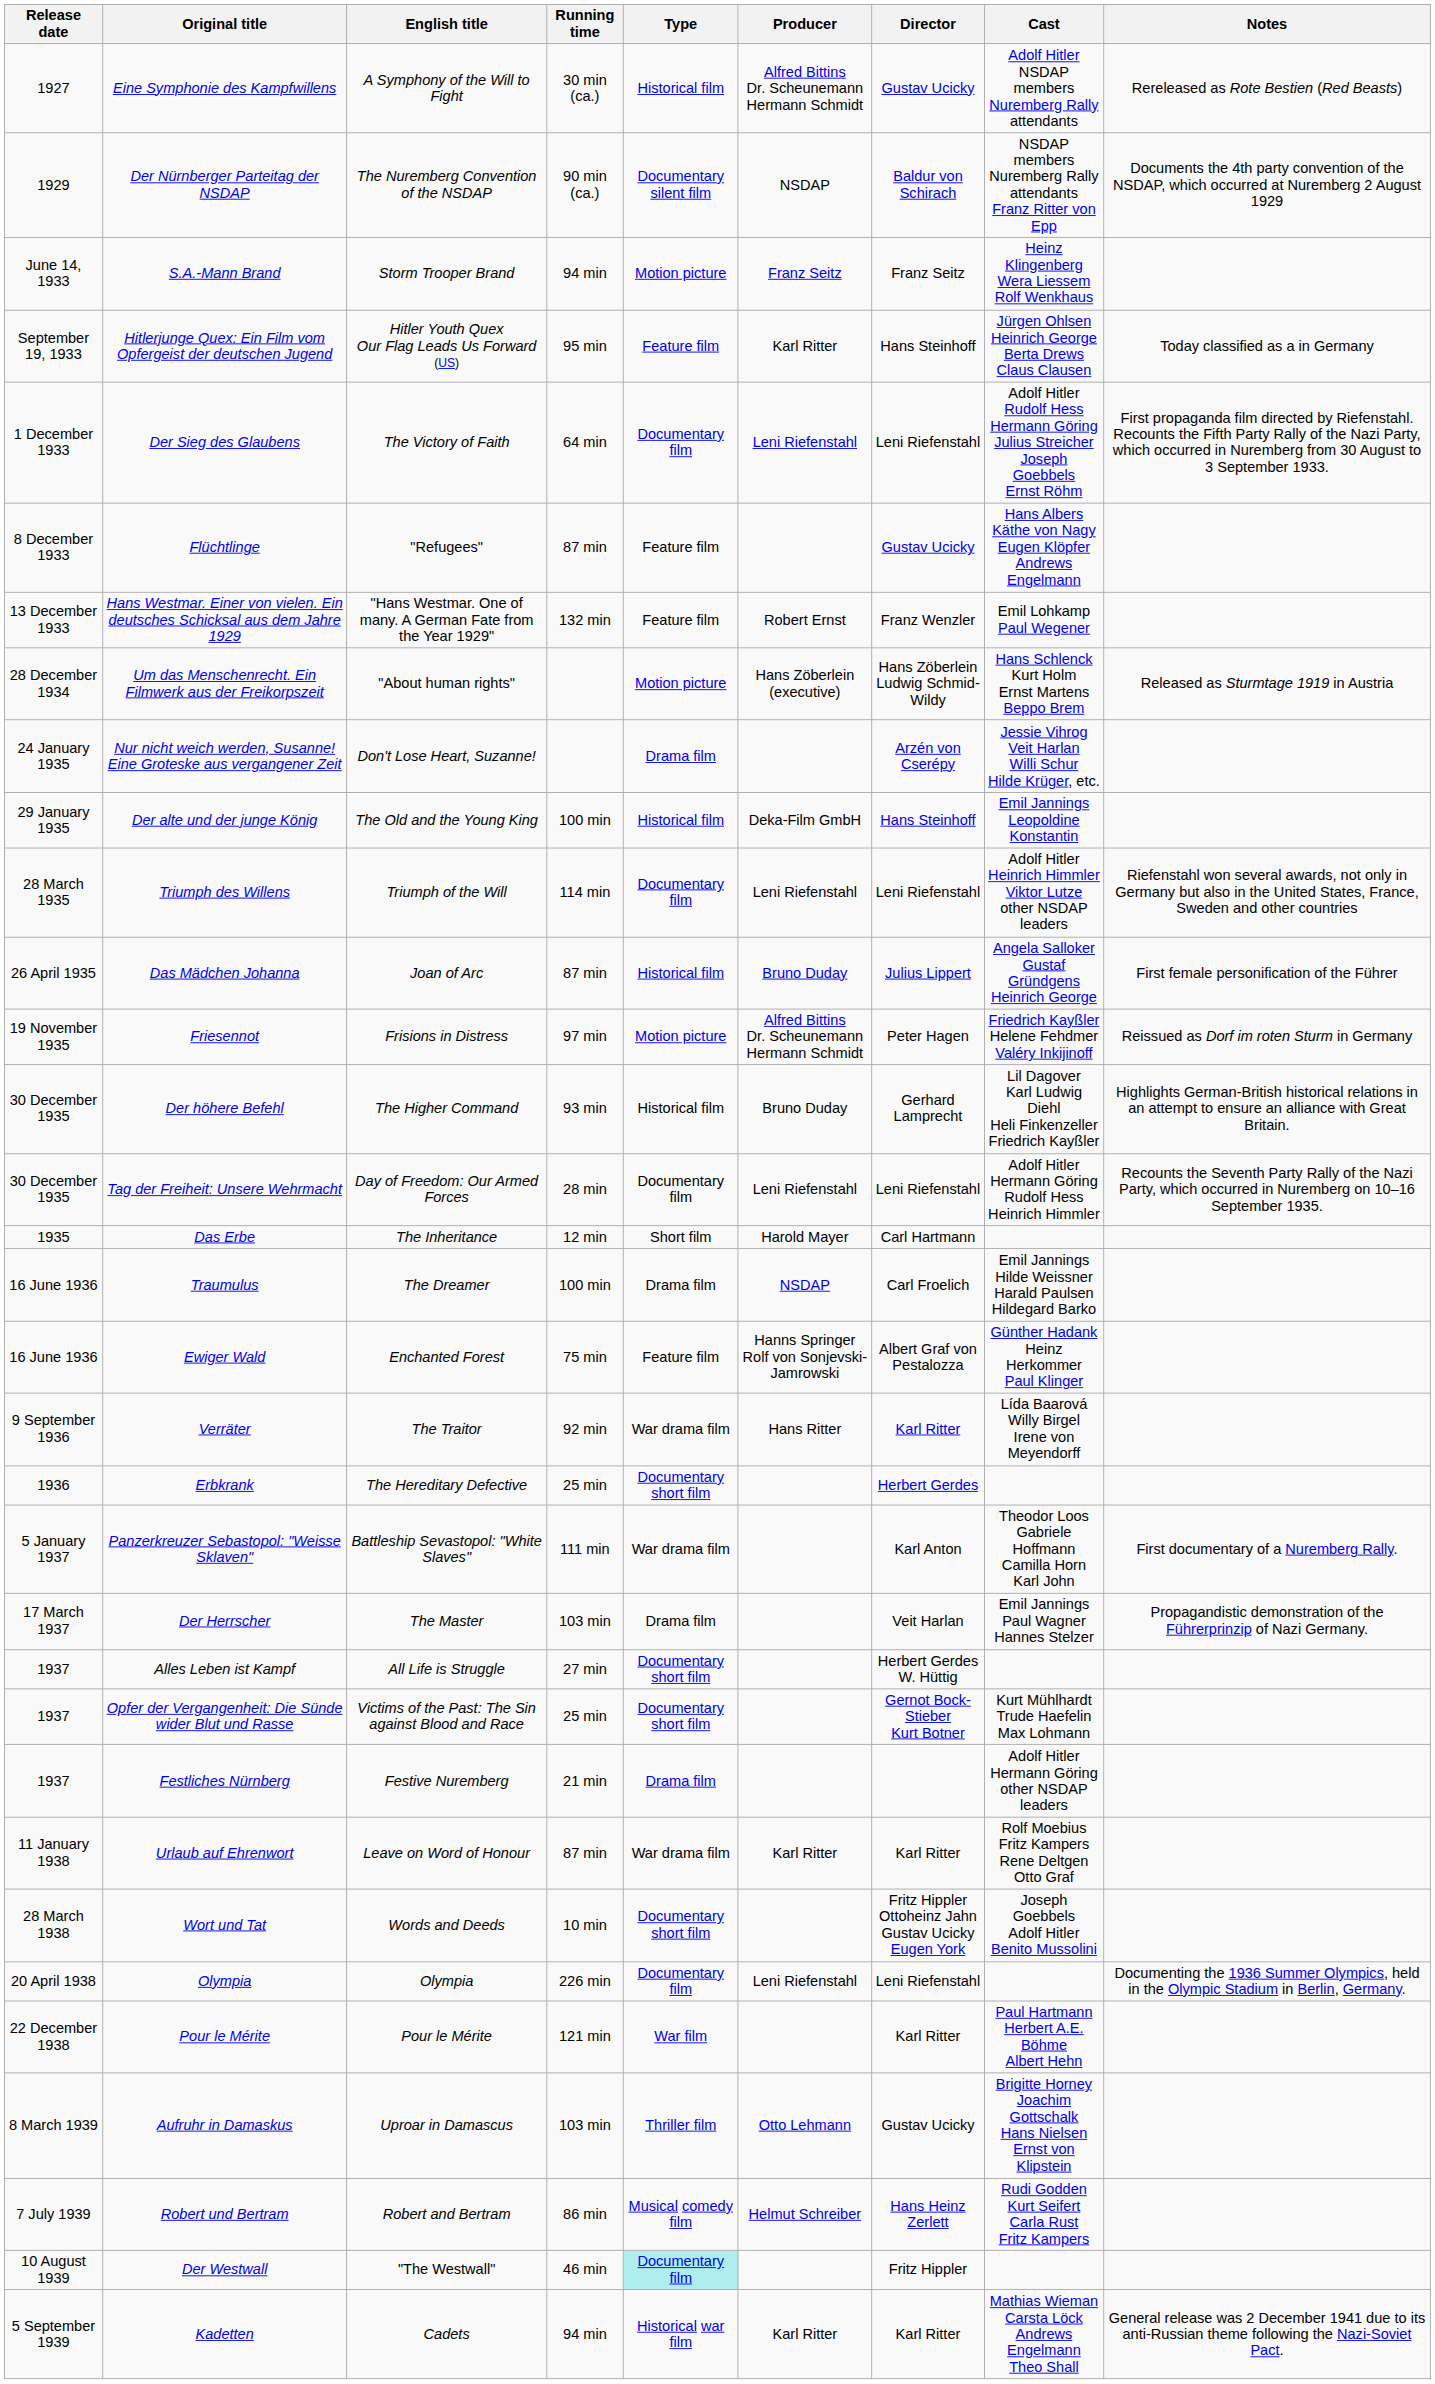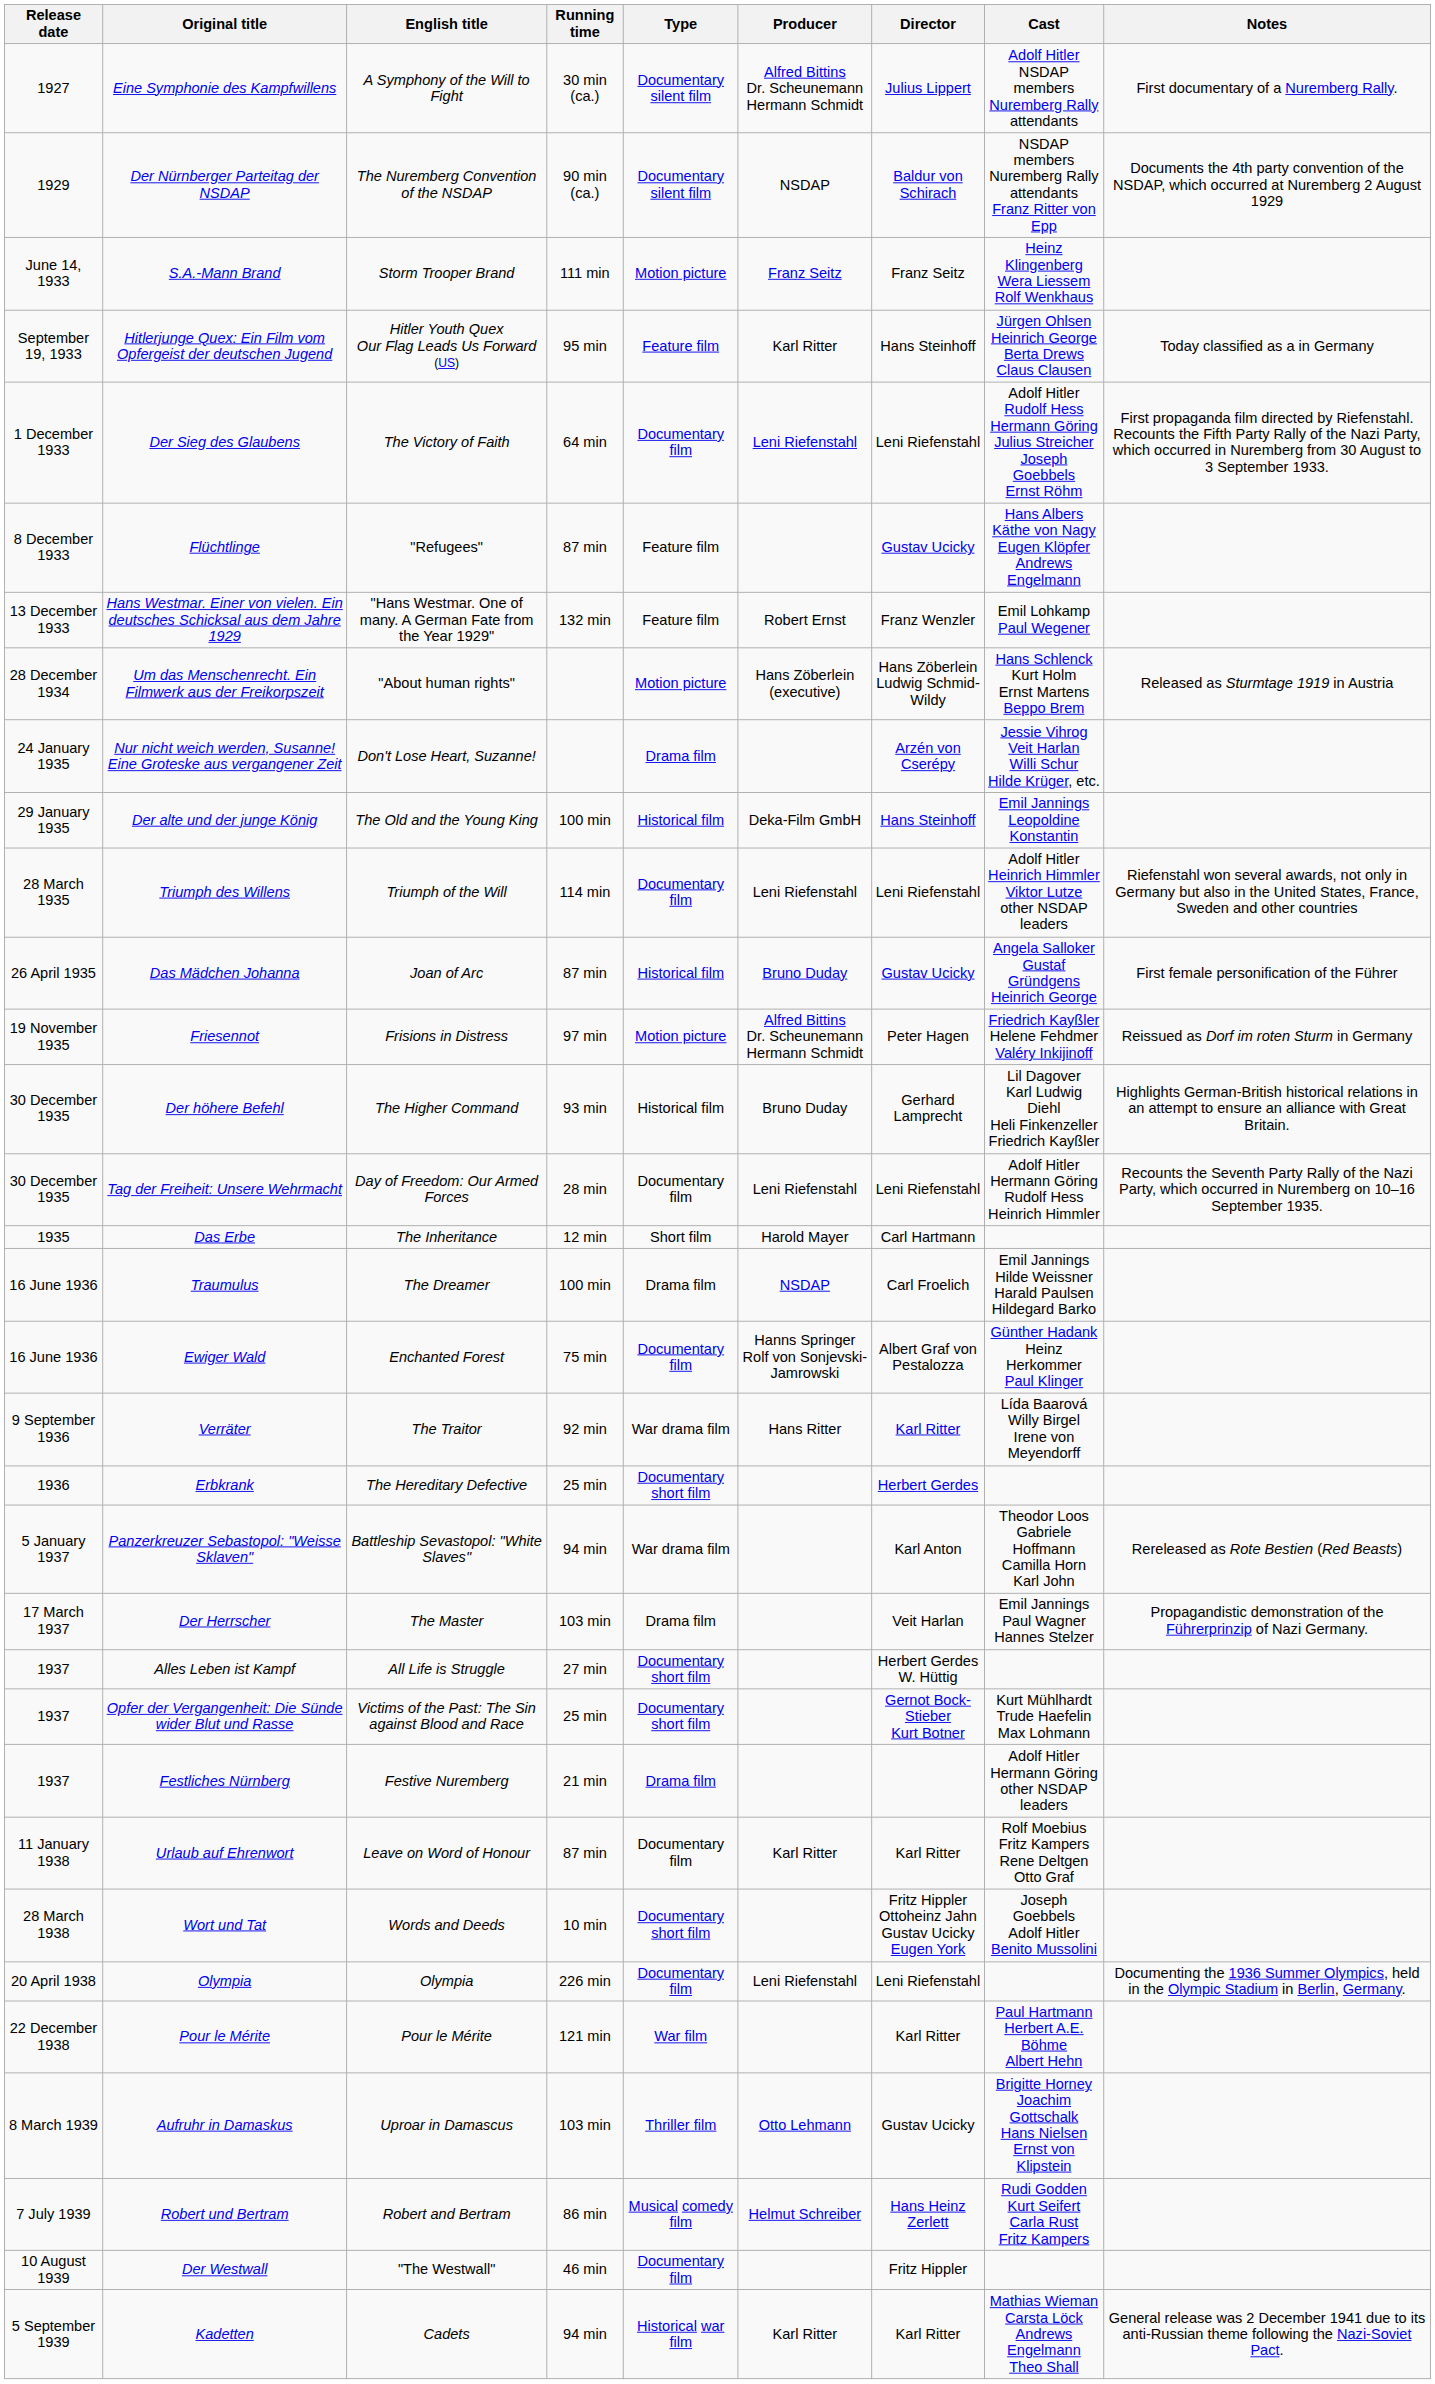(681, 88) Historical film -> (681, 88) Documentary silent film
(928, 88) Gustav Ucicky -> (928, 88) Julius Lippert
(1267, 88) Rereleased as Rote Bestien (Red Beasts) -> (1267, 88) First documentary of a Nuremberg Rally.
(585, 273) 94 min -> (585, 273) 111 min
(928, 972) Julius Lippert -> (928, 972) Gustav Ucicky
(681, 1357) Feature film -> (681, 1357) Documentary film
(585, 1549) 111 min -> (585, 1549) 94 min
(1267, 1549) First documentary of a Nuremberg Rally. -> (1267, 1549) Rereleased as Rote Bestien (Red Beasts)
(681, 1853) War drama film -> (681, 1853) Documentary film
(681, 2270) paleturquoise background -> (681, 2270) no background
